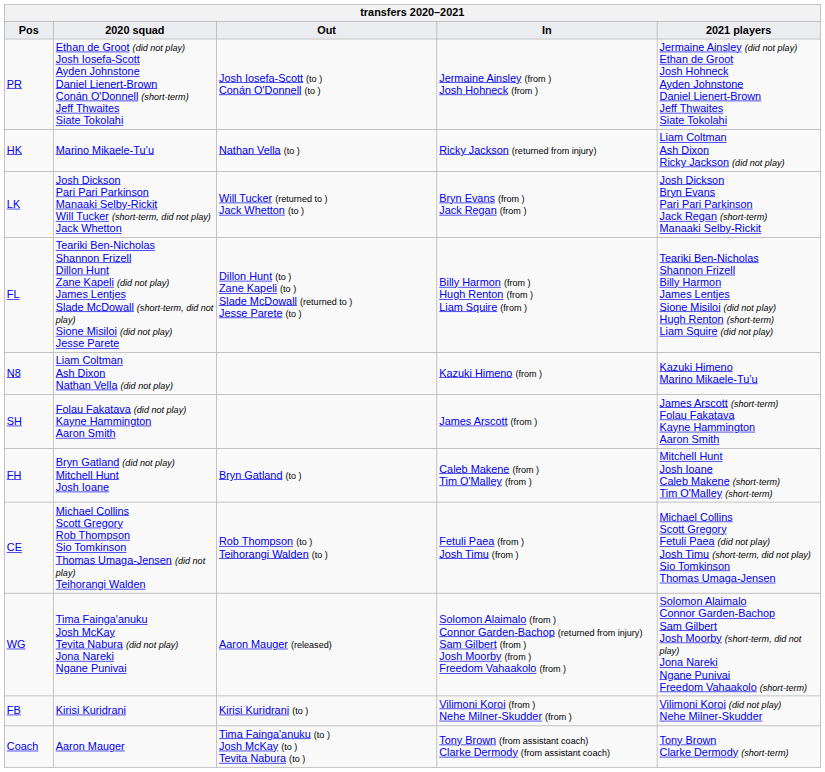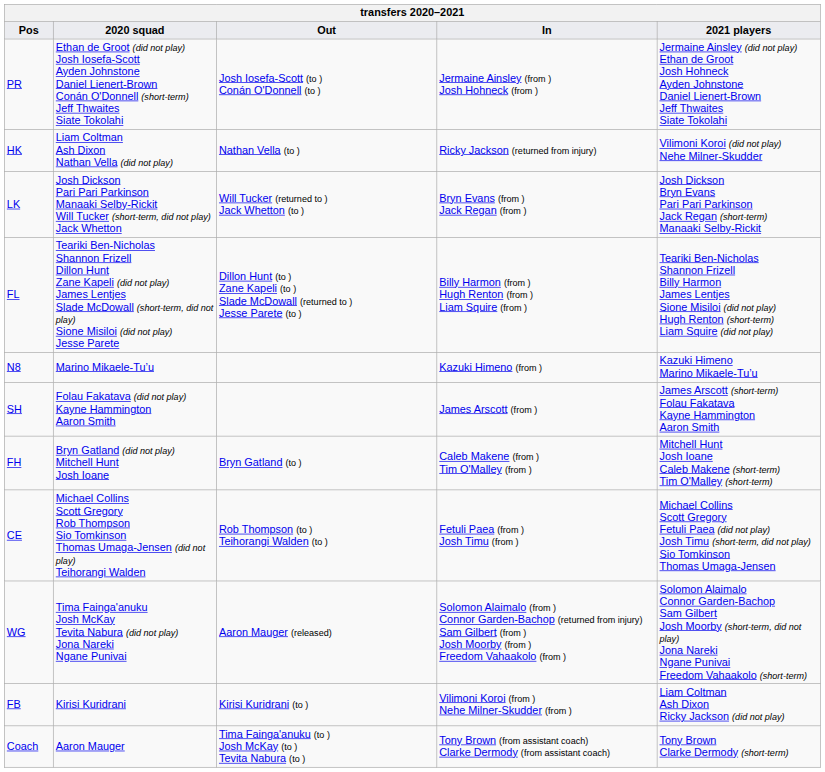(105, 150) Marino Mikaele-Tu’u -> (114, 150) Liam Coltman Ash Dixon Nathan Vella (did not play)
(722, 150) Liam Coltman Ash Dixon Ricky Jackson (did not play) -> (720, 150) Vilimoni Koroi (did not play) Nehe Milner-Skudder
(114, 373) Liam Coltman Ash Dixon Nathan Vella (did not play) -> (105, 367) Marino Mikaele-Tu’u
(720, 710) Vilimoni Koroi (did not play) Nehe Milner-Skudder -> (722, 704) Liam Coltman Ash Dixon Ricky Jackson (did not play)
